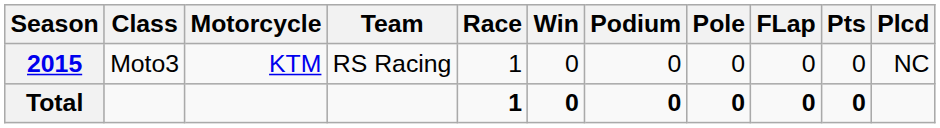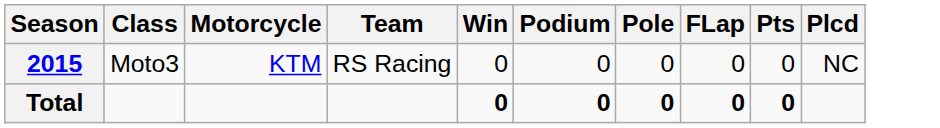- column: (492, 24)
